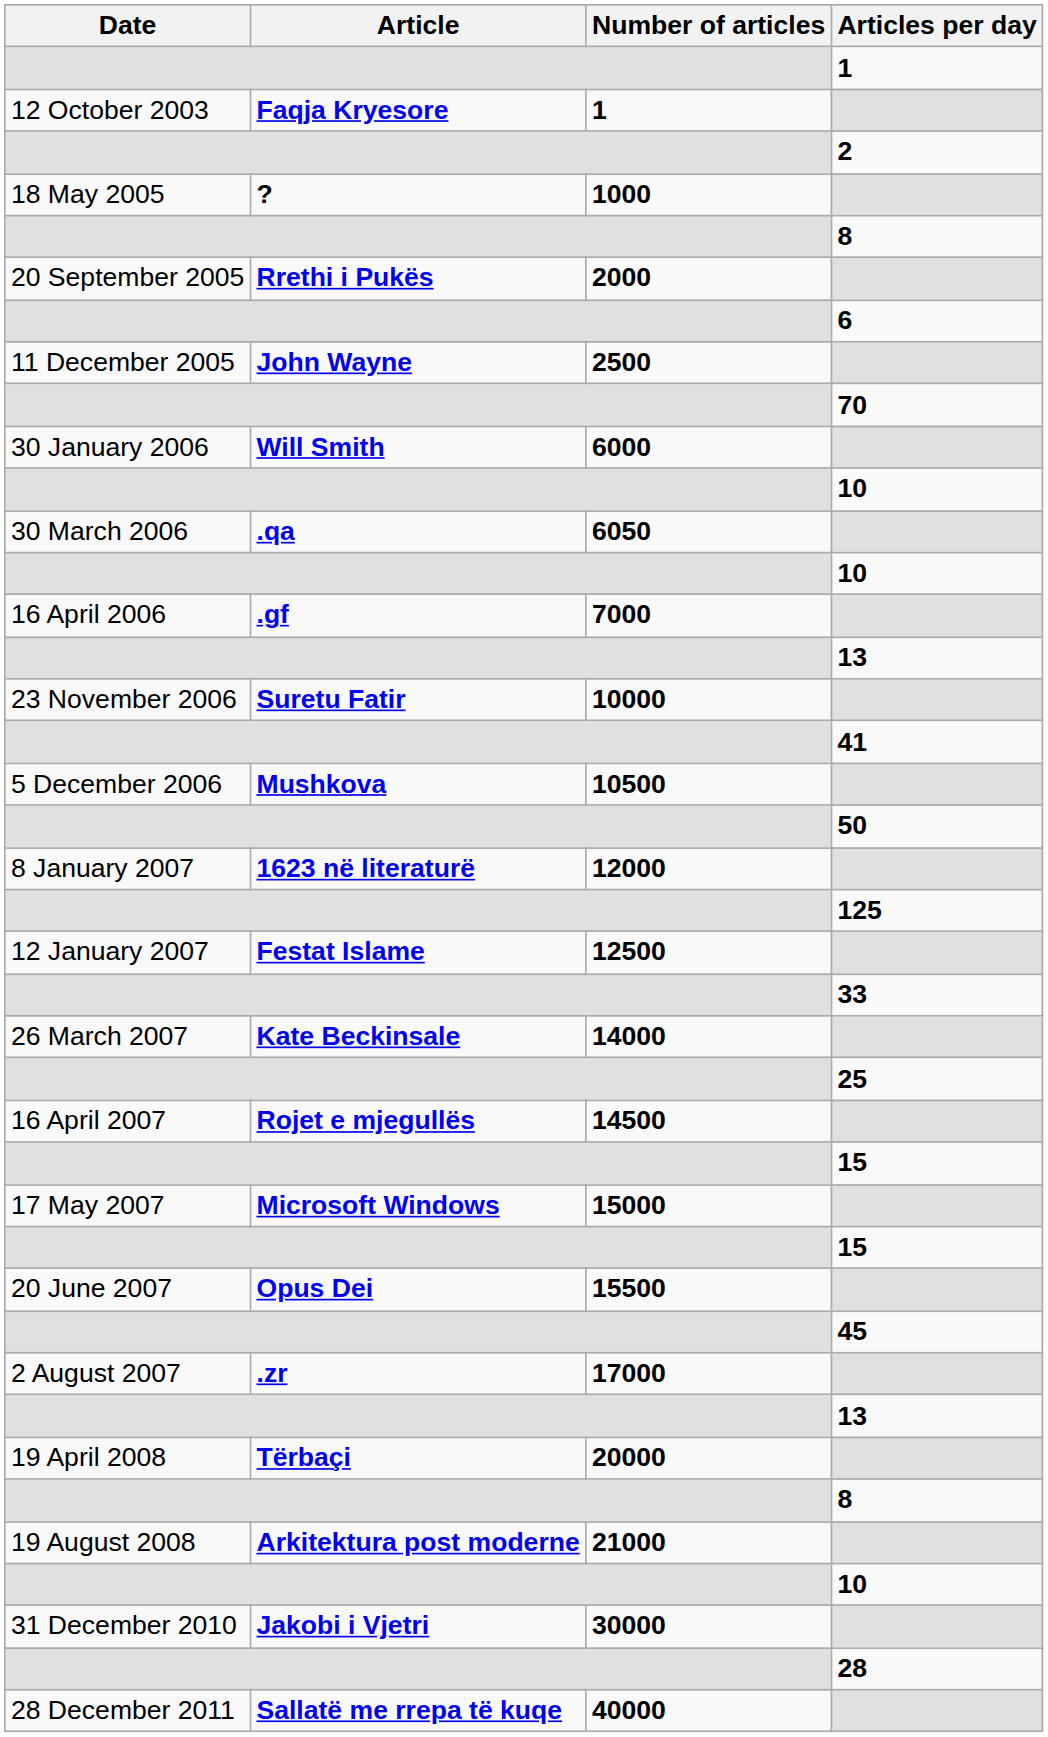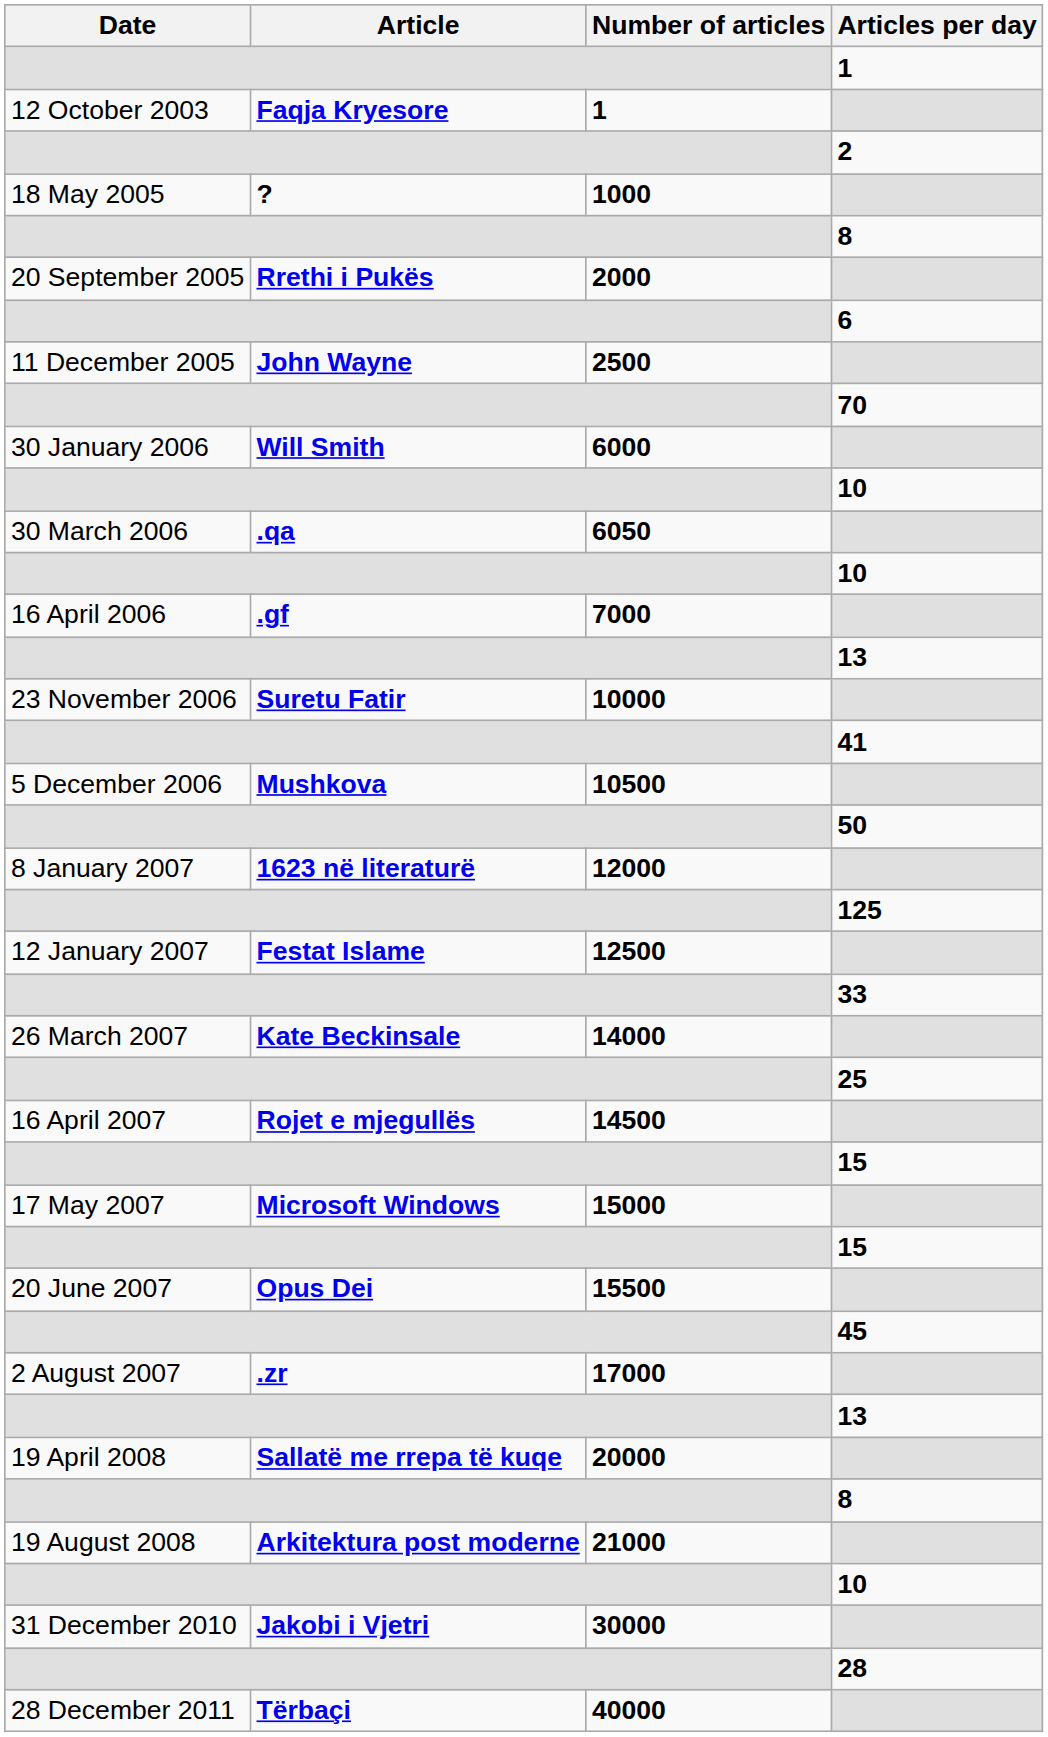(304, 1457) Tërbaçi -> (409, 1457) Sallatë me rrepa të kuqe
(409, 1710) Sallatë me rrepa të kuqe -> (304, 1710) Tërbaçi
